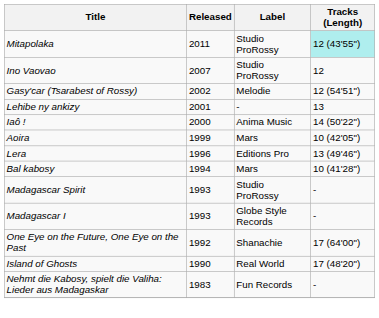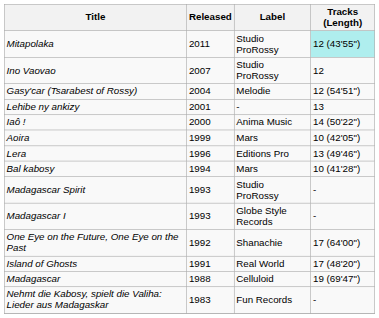(200, 91) 2002 -> (200, 91) 2004
(200, 263) 1990 -> (200, 263) 1991
+ row: (33, 279)
